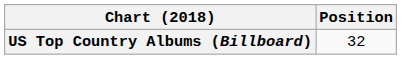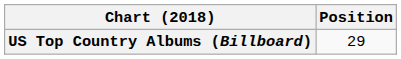(356, 42) 32 -> (356, 42) 29
